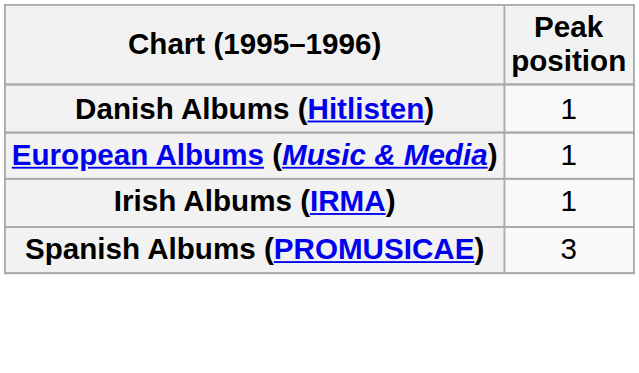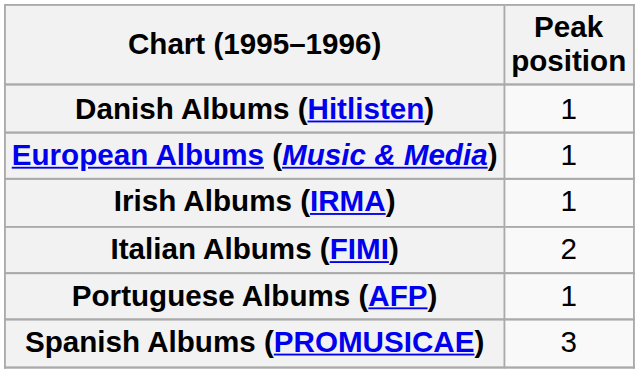+ row: (255, 249)
+ row: (255, 295)
